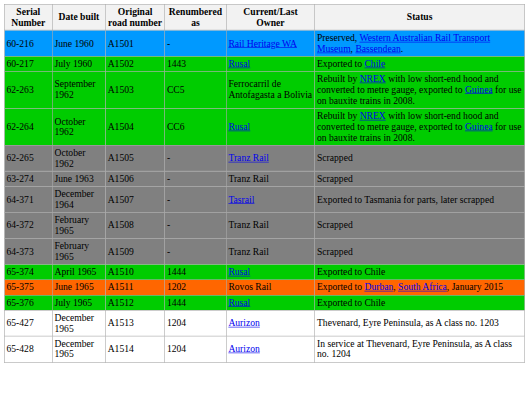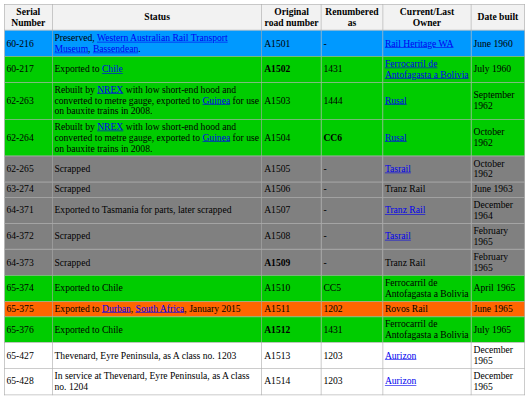columns swapped: (79, 17) <-> (420, 17)
(121, 64) normal -> (277, 69) bold
(177, 64) 1443 -> (333, 69) 1431
(239, 64) Rusal -> (427, 69) Ferrocarril de Antofagasta a Bolivia
(176, 90) CC5 -> (333, 100) 1444
(270, 90) Ferrocarril de Antofagasta a Bolivia -> (396, 100) Rusal
(176, 127) normal -> (333, 137) bold
(249, 158) Tranz Rail -> (398, 169) Tasrail
(241, 199) Tasrail -> (405, 210) Tranz Rail
(249, 225) Tranz Rail -> (398, 236) Tasrail
(121, 251) normal -> (277, 262) bold
(177, 272) 1444 -> (332, 288) CC5
(239, 272) Rusal -> (427, 288) Ferrocarril de Antofagasta a Bolivia
(121, 302) normal -> (277, 329) bold
(177, 302) 1444 -> (333, 329) 1431
(239, 302) Rusal -> (427, 329) Ferrocarril de Antofagasta a Bolivia
(177, 323) 1204 -> (333, 355) 1203
(177, 349) 1204 -> (333, 381) 1203
